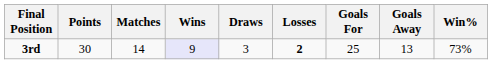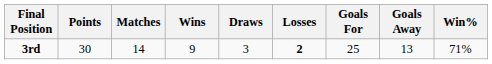(192, 49) lavender background -> (192, 49) no background
(460, 49) 73% -> (460, 49) 71%
